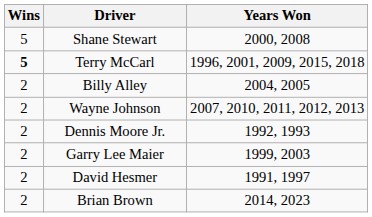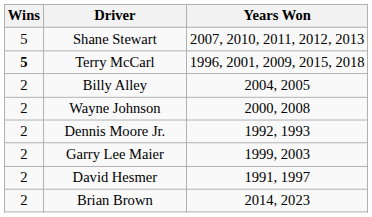(277, 39) 2000, 2008 -> (277, 39) 2007, 2010, 2011, 2012, 2013
(277, 108) 2007, 2010, 2011, 2012, 2013 -> (277, 108) 2000, 2008
